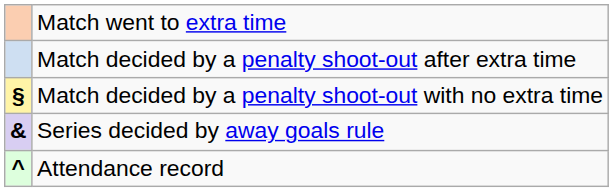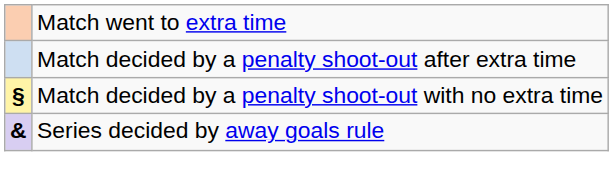- row: (131, 167)
